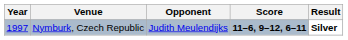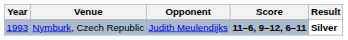(17, 28) 1997 -> (17, 28) 1993
